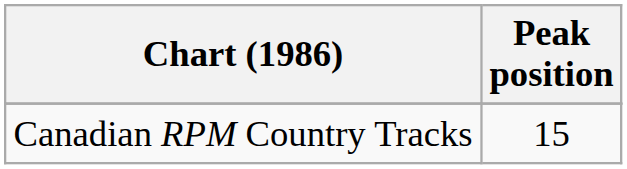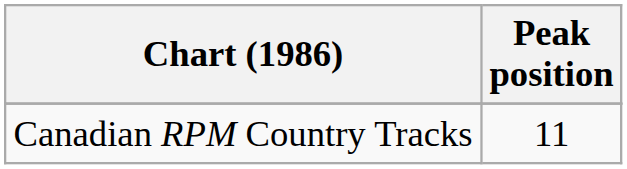(552, 132) 15 -> (552, 132) 11
